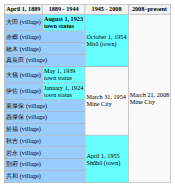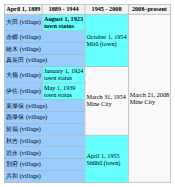(60, 75) May 1, 1939 town status -> (64, 75) January 1, 1924 town status
(64, 91) January 1, 1924 town status -> (60, 91) May 1, 1939 town status
